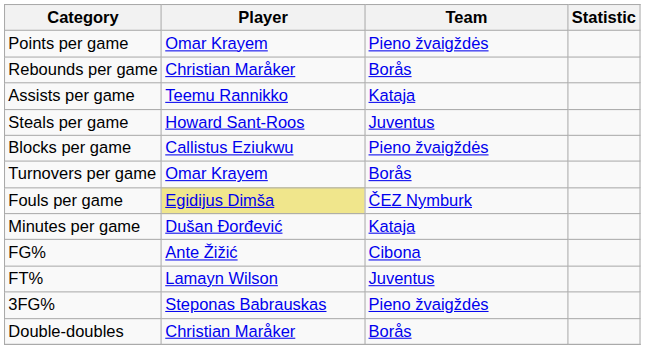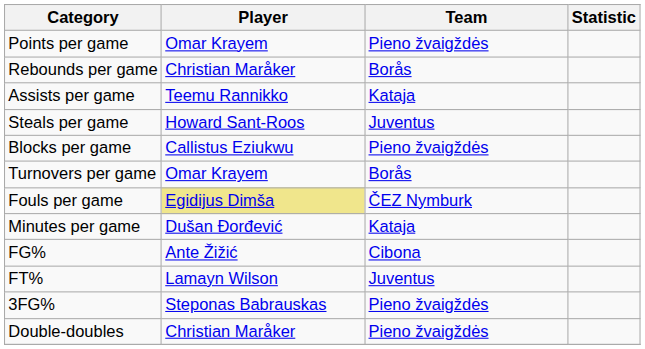(390, 331) Borås -> (429, 331) Pieno žvaigždės
